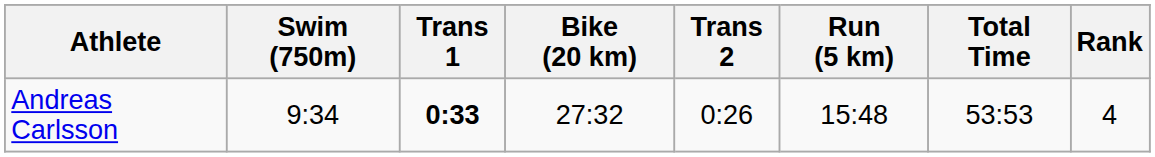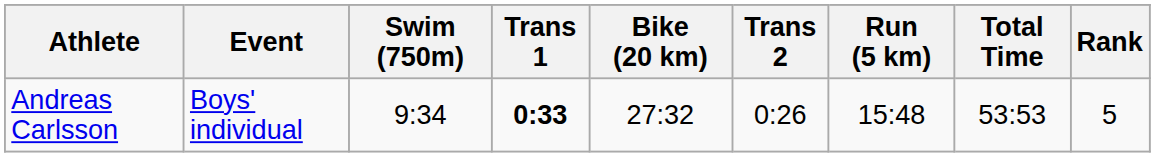+ column: (266, 42)
(1110, 115) 4 -> (1110, 115) 5
